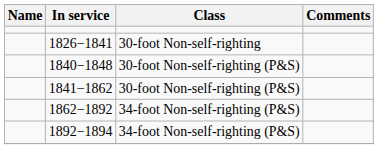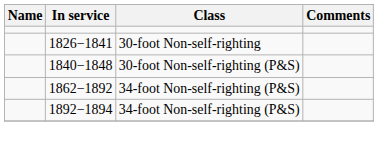- row: (81, 88)
